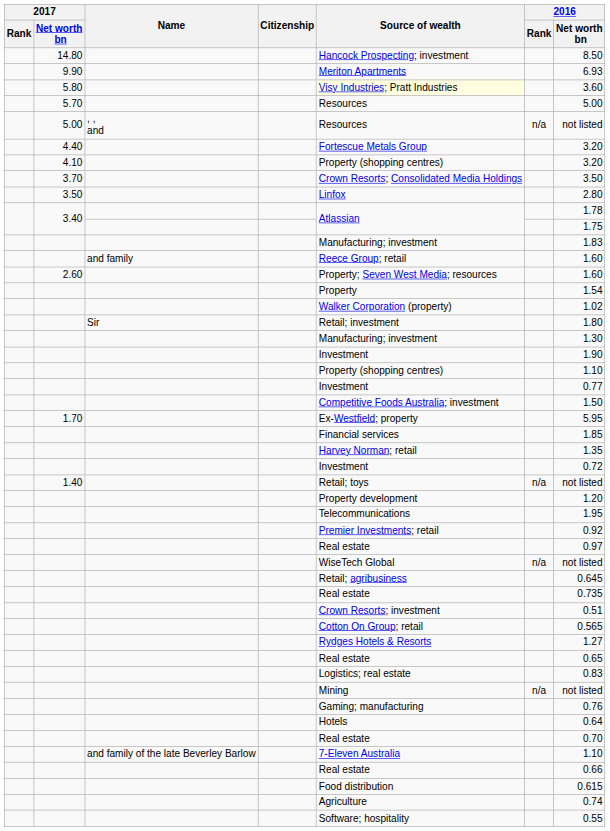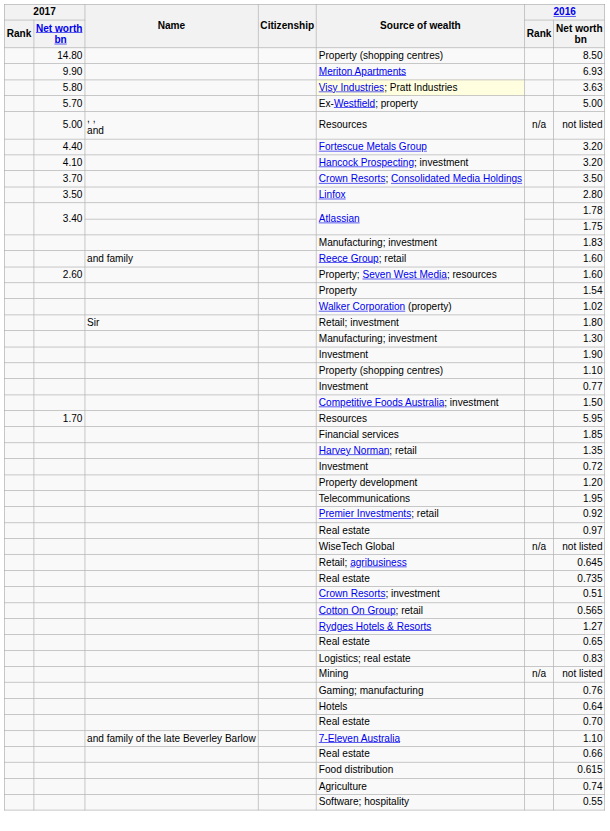(394, 55) Hancock Prospecting; investment -> (381, 55) Property (shopping centres)
(593, 87) 3.60 -> (593, 87) 3.63
(343, 103) Resources -> (368, 103) Ex-Westfield; property
(381, 163) Property (shopping centres) -> (394, 163) Hancock Prospecting; investment
(368, 418) Ex-Westfield; property -> (343, 418) Resources
- row: (73, 482)
